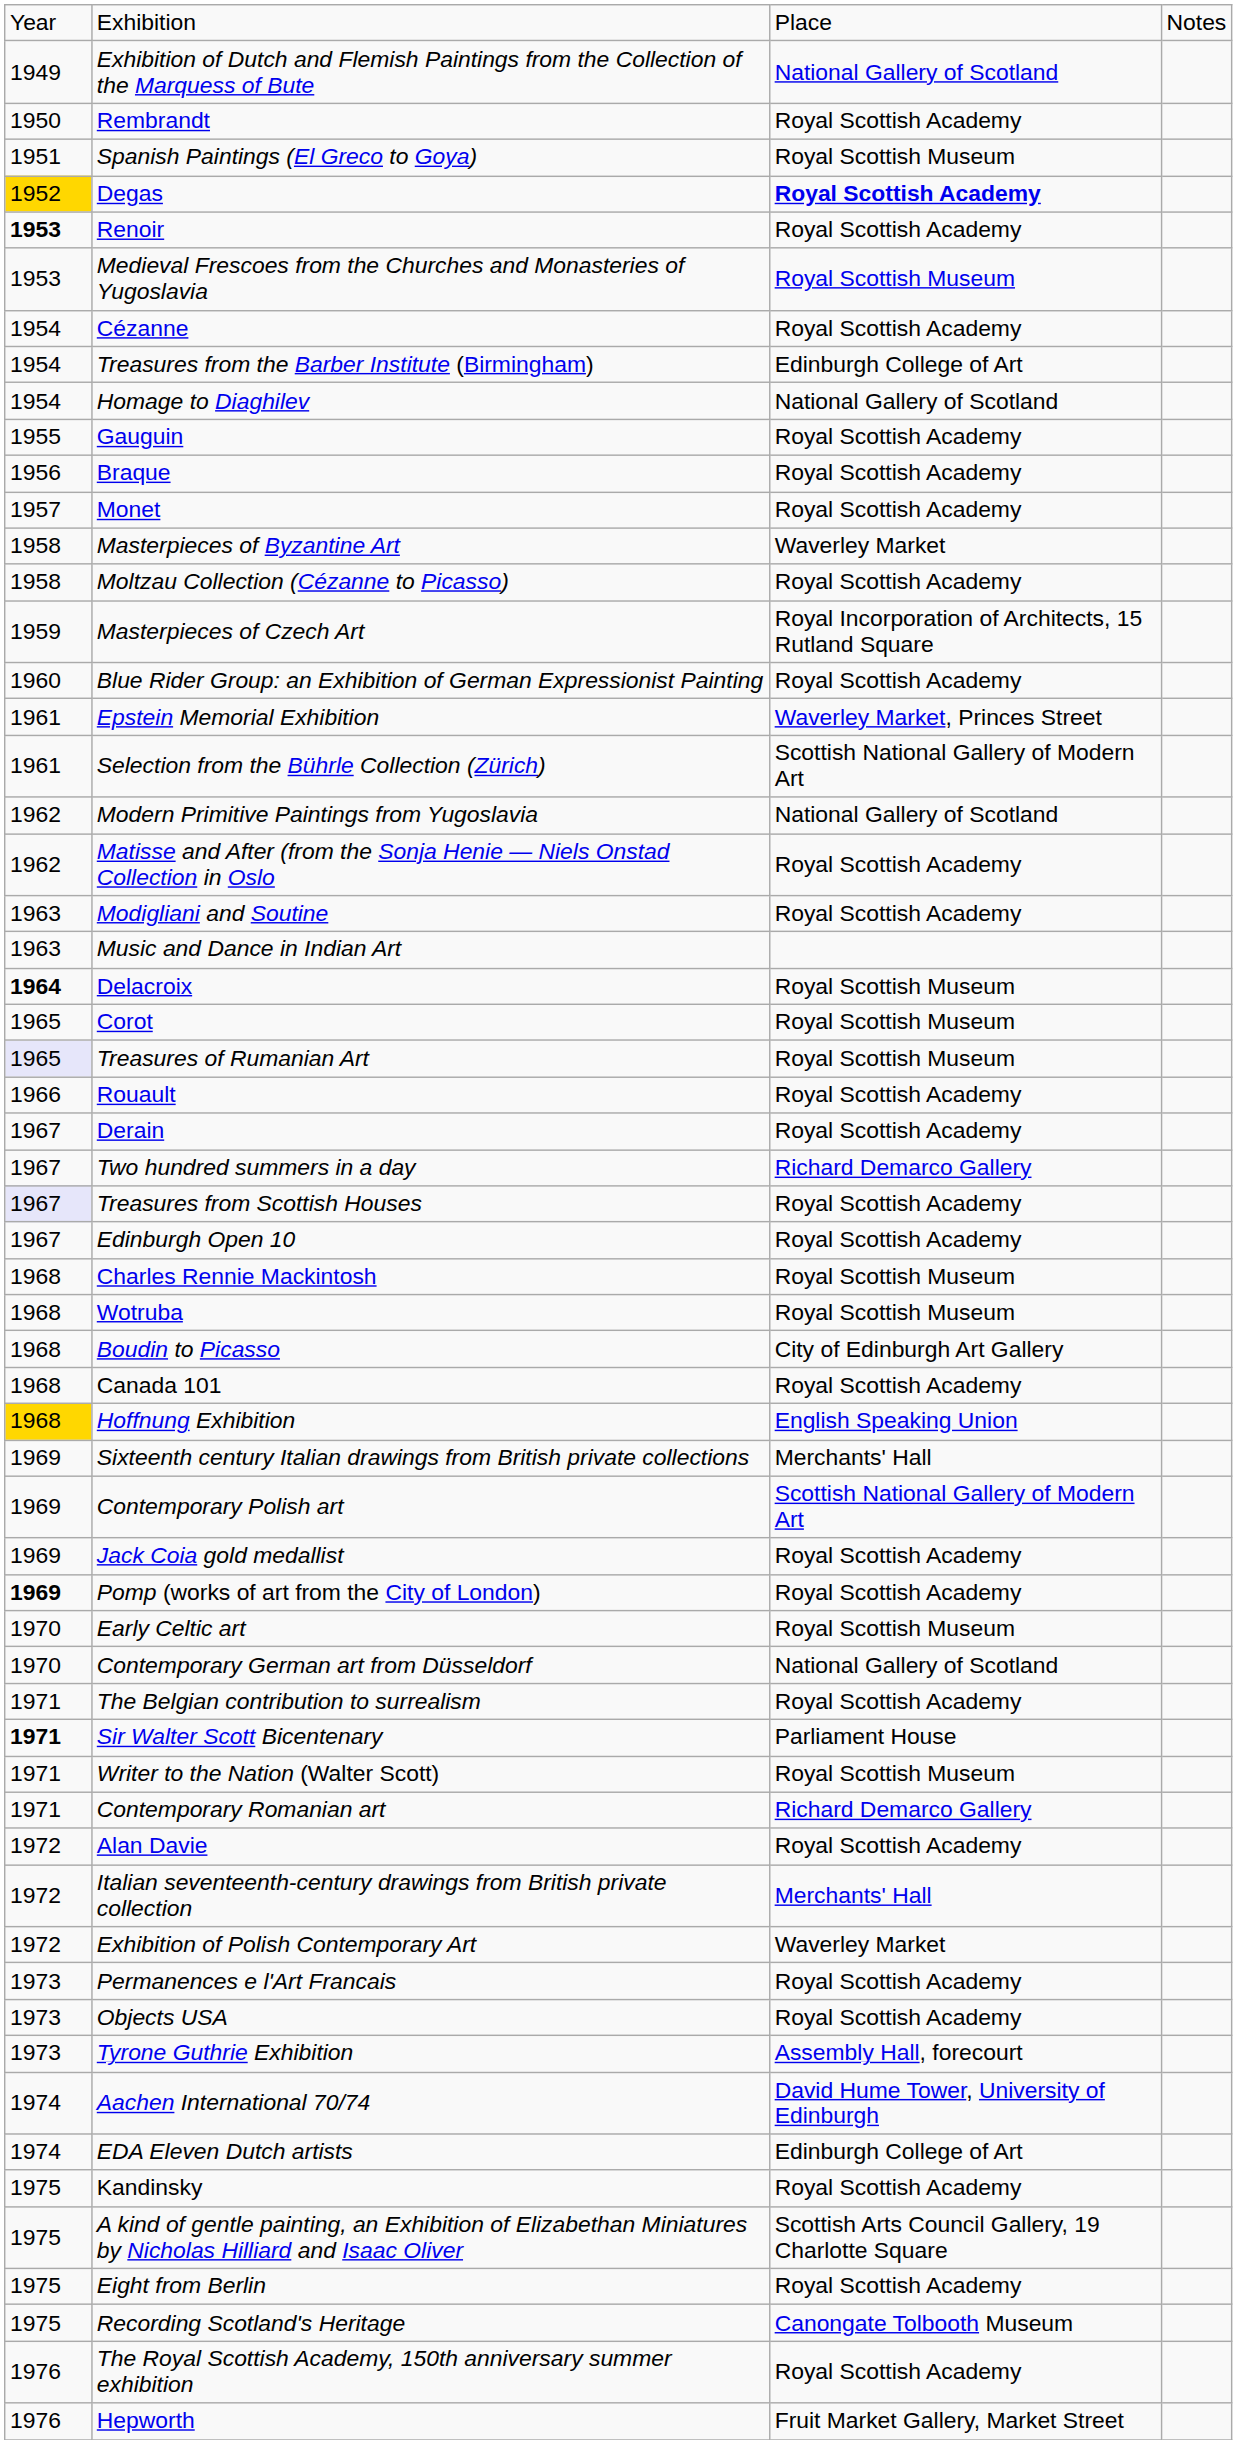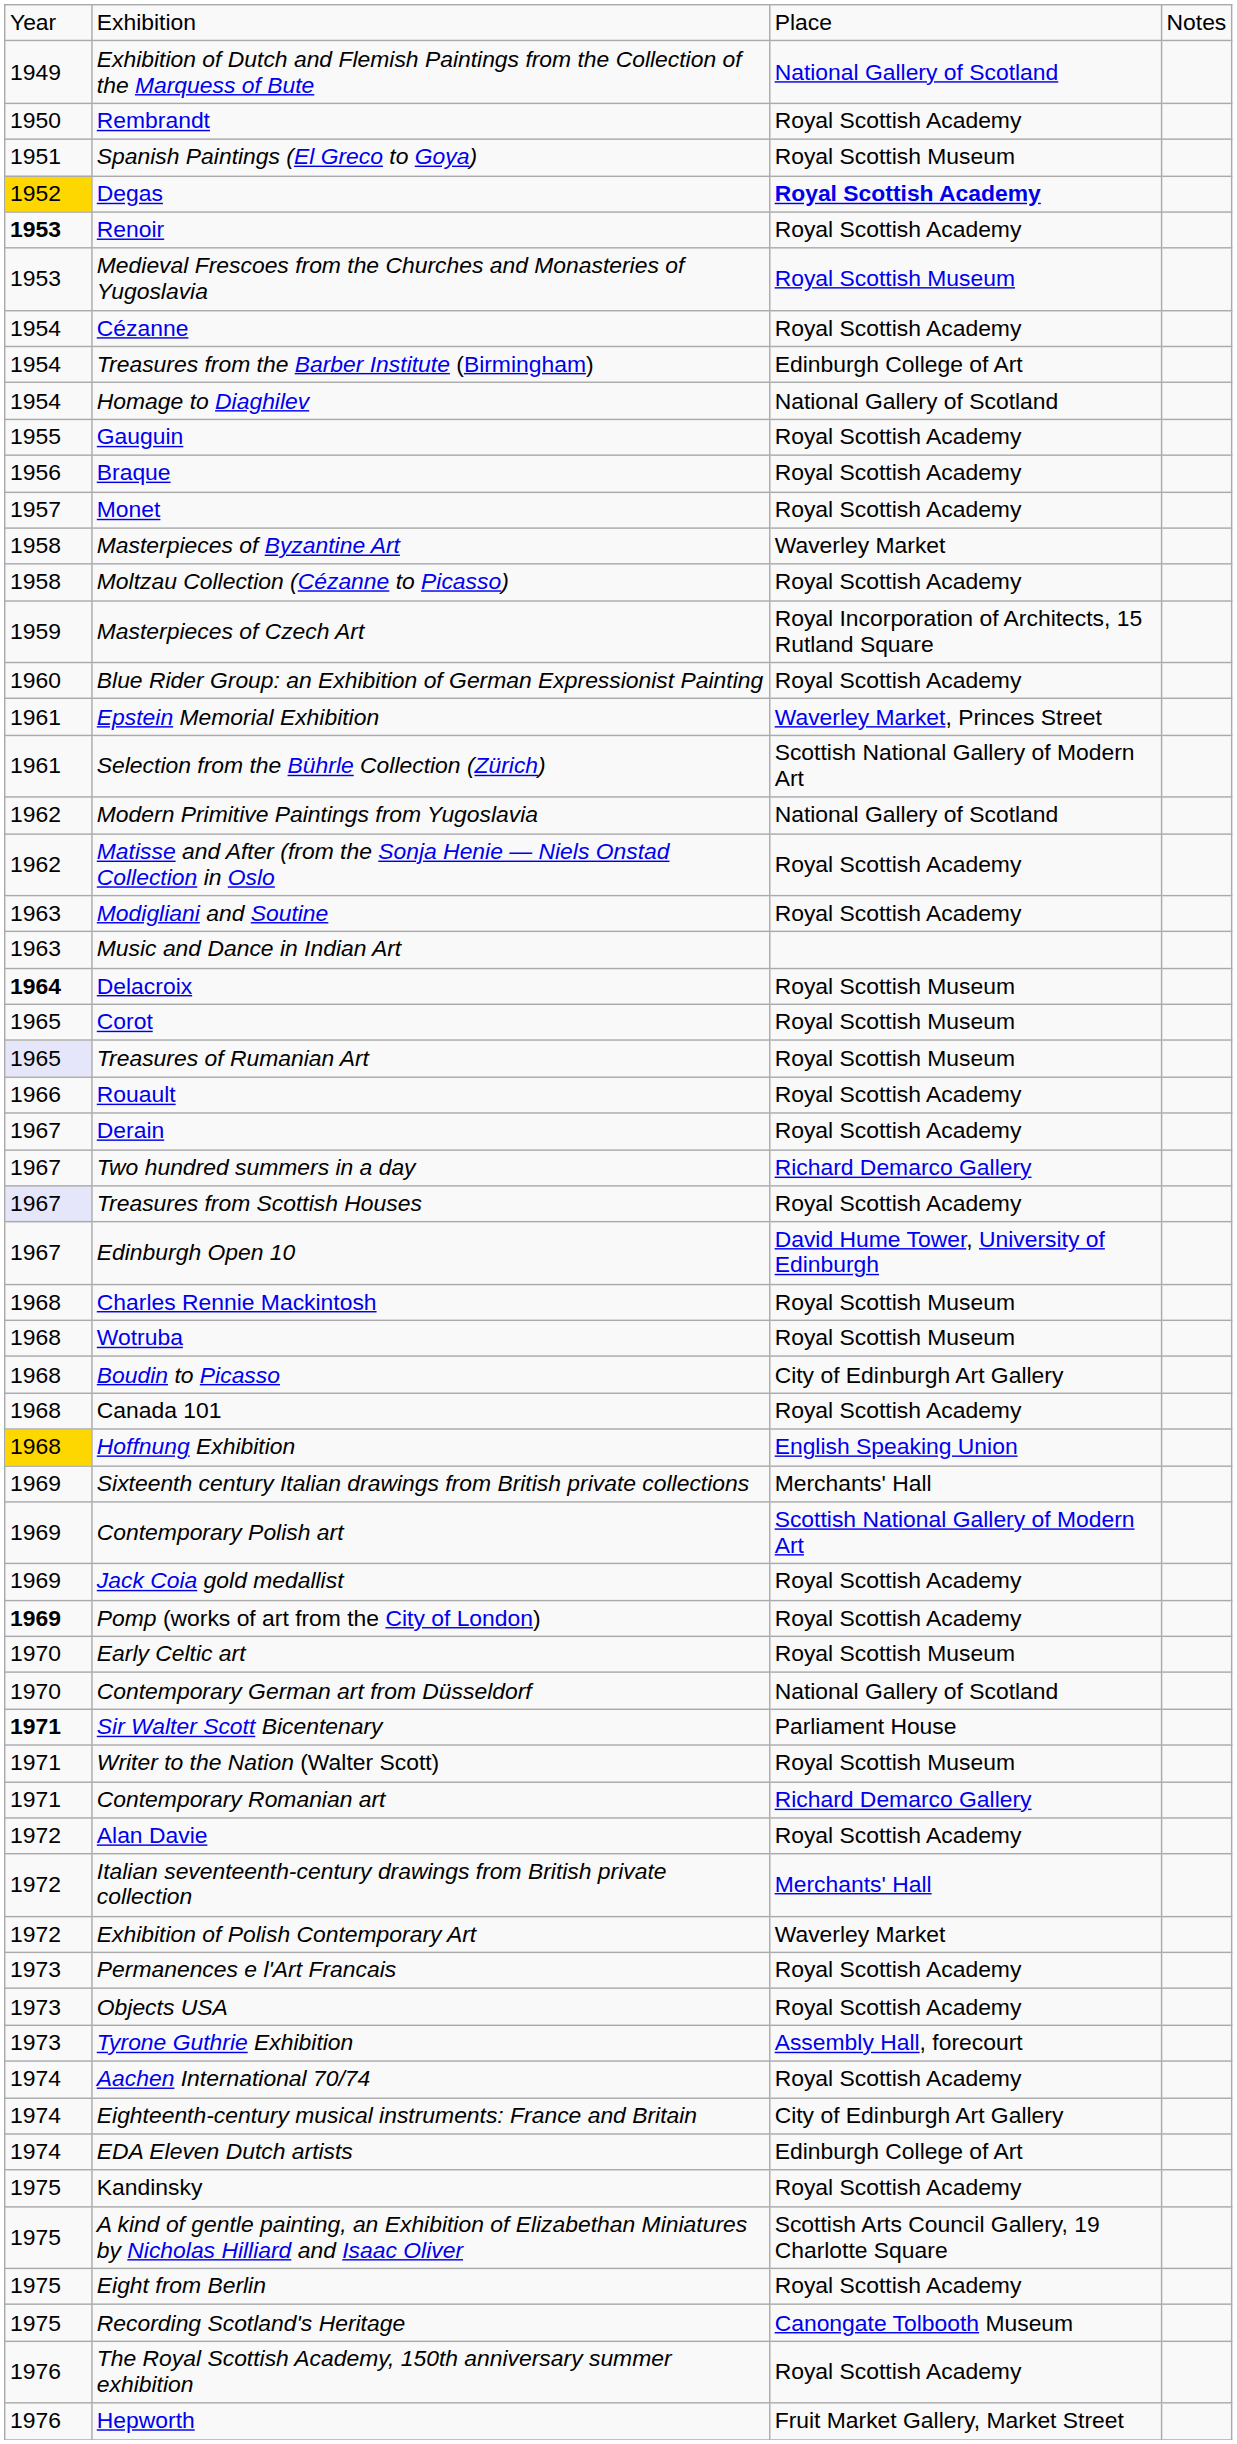(898, 1239) Royal Scottish Academy -> (940, 1252) David Hume Tower, University of Edinburgh
- row: (289, 1701)
(940, 2102) David Hume Tower, University of Edinburgh -> (898, 2079) Royal Scottish Academy
+ row: (397, 2115)
